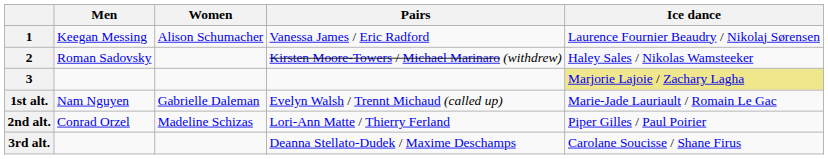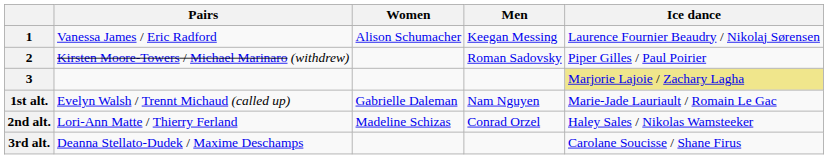columns swapped: (104, 15) <-> (416, 15)
(661, 57) Haley Sales / Nikolas Wamsteeker -> (637, 57) Piper Gilles / Paul Poirier
(637, 121) Piper Gilles / Paul Poirier -> (661, 121) Haley Sales / Nikolas Wamsteeker
